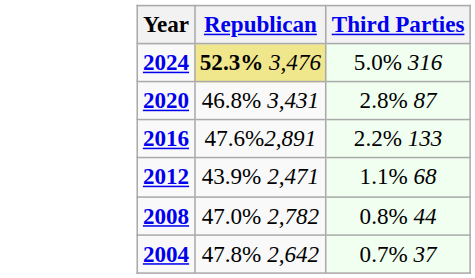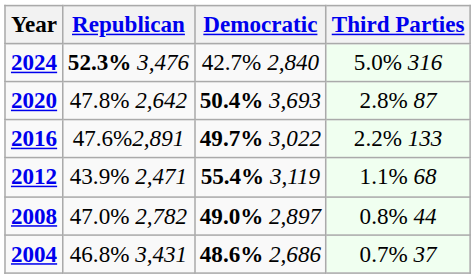+ column: (260, 24)
(260, 62) khaki background -> (128, 62) no background
(260, 100) 46.8% 3,431 -> (128, 100) 47.8% 2,642
(260, 253) 47.8% 2,642 -> (128, 253) 46.8% 3,431
